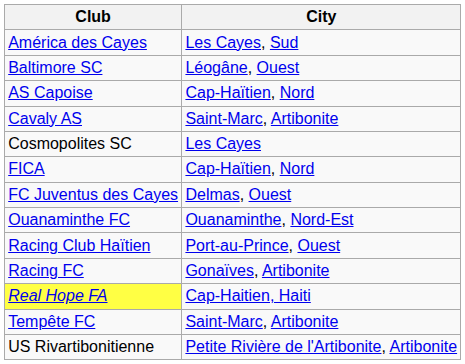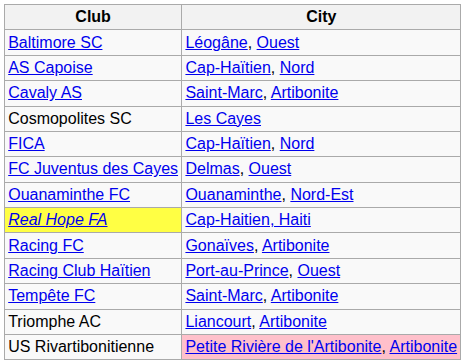- row: (78, 42)
rows swapped: (79, 245) <-> (58, 296)
+ row: (55, 321)
(321, 347) no background -> (321, 347) pink background
